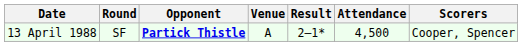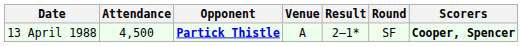columns swapped: (119, 14) <-> (372, 14)
(463, 32) normal -> (463, 32) bold
